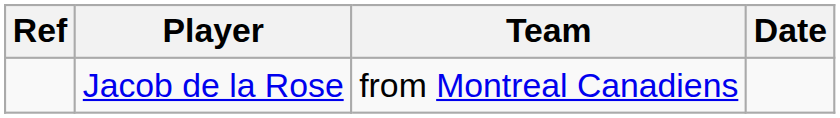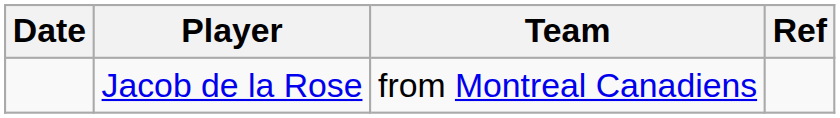columns swapped: (790, 31) <-> (40, 31)
